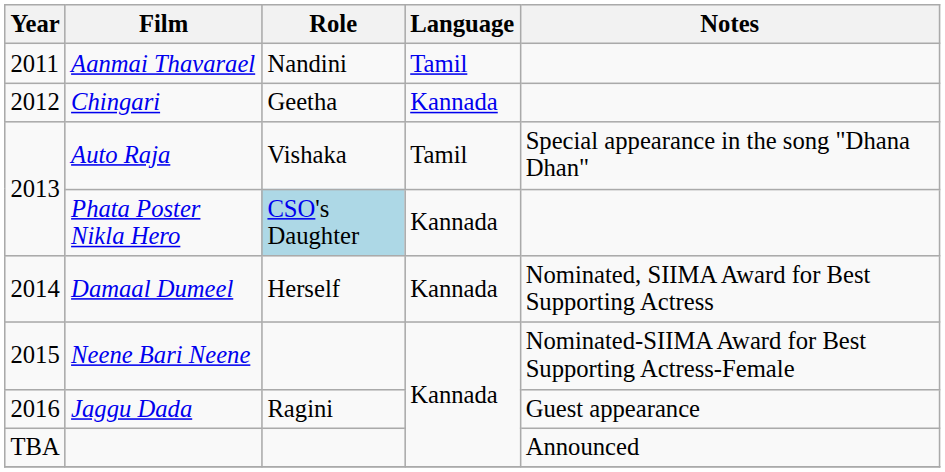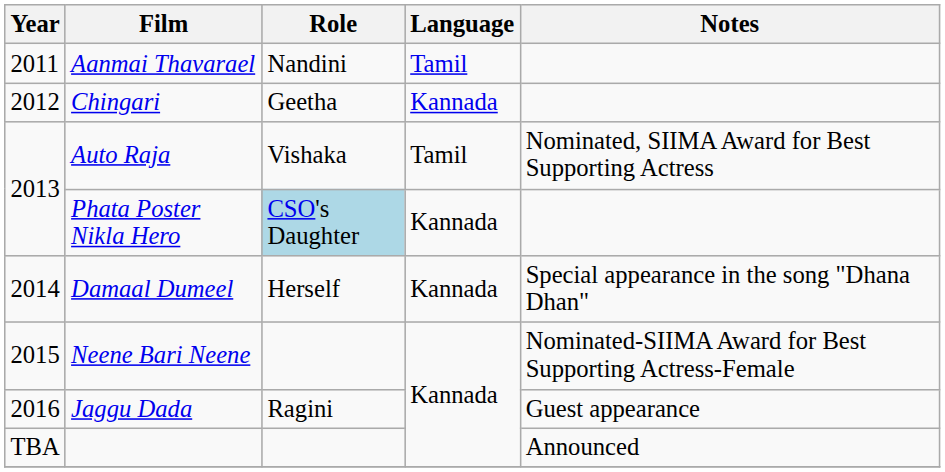(718, 155) Special appearance in the song "Dhana Dhan" -> (698, 155) Nominated, SIIMA Award for Best Supporting Actress
(698, 288) Nominated, SIIMA Award for Best Supporting Actress -> (718, 288) Special appearance in the song "Dhana Dhan"
